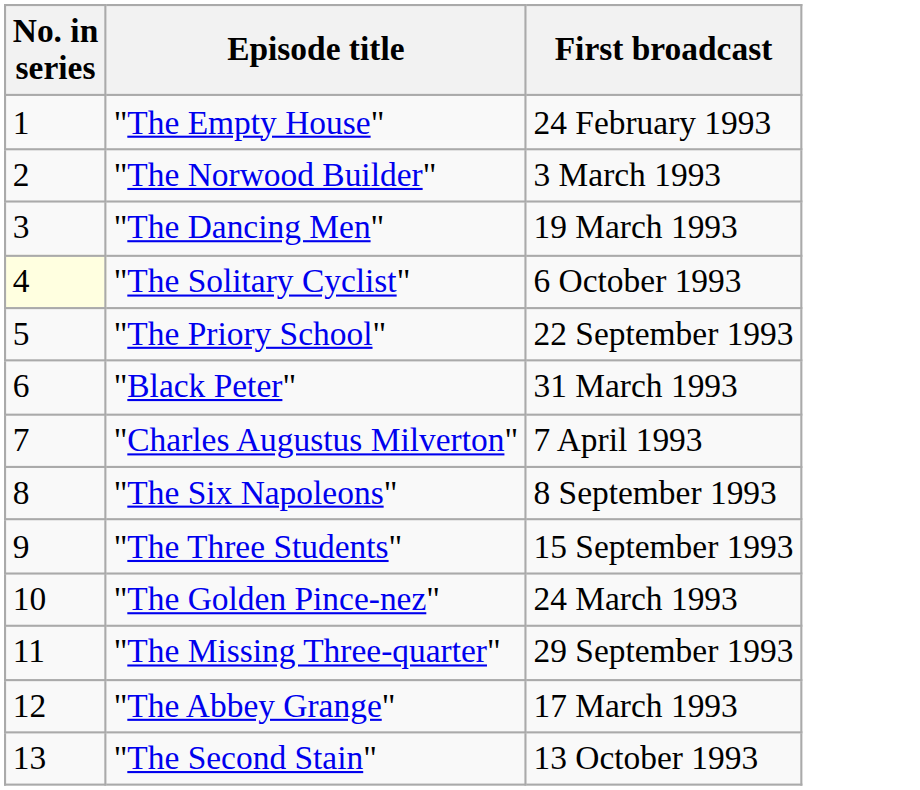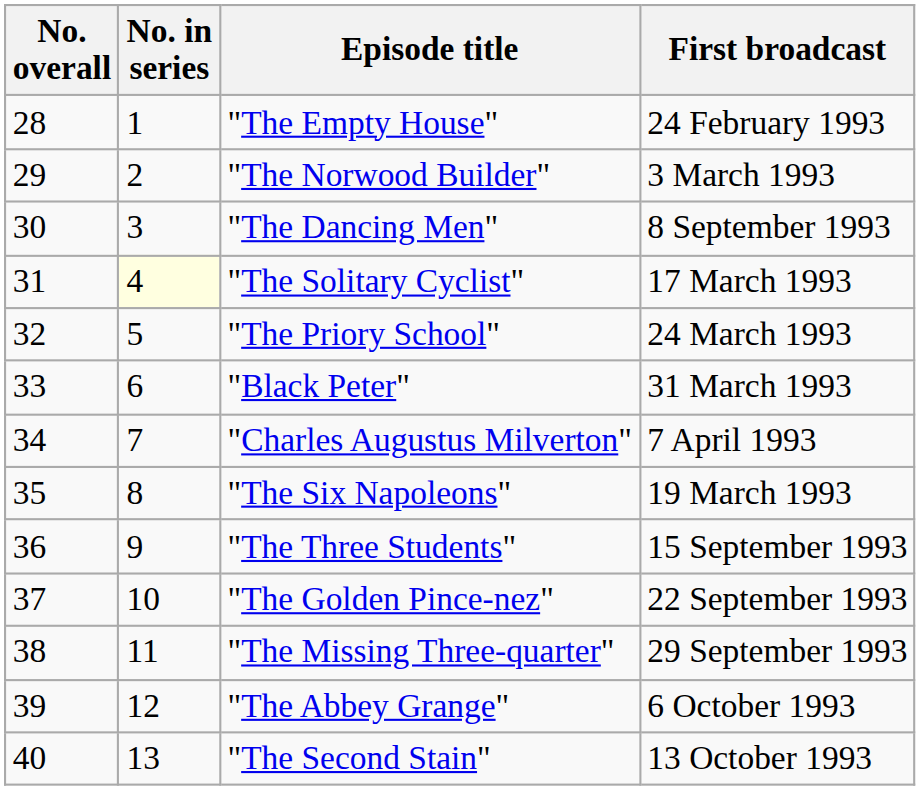+ column: (62, 49)
(636, 227) 19 March 1993 -> (769, 227) 8 September 1993
(637, 280) 6 October 1993 -> (749, 280) 17 March 1993
(664, 333) 22 September 1993 -> (749, 333) 24 March 1993
(655, 492) 8 September 1993 -> (749, 492) 19 March 1993
(636, 598) 24 March 1993 -> (777, 598) 22 September 1993
(636, 705) 17 March 1993 -> (751, 705) 6 October 1993
